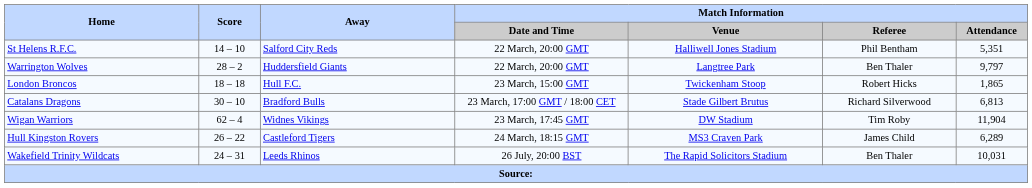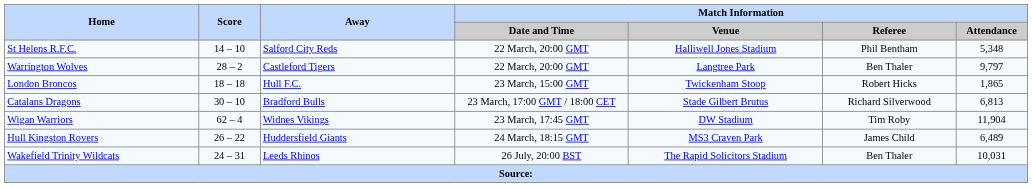(992, 49) 5,351 -> (992, 49) 5,348
(305, 66) Huddersfield Giants -> (299, 66) Castleford Tigers
(299, 138) Castleford Tigers -> (305, 138) Huddersfield Giants
(992, 138) 6,289 -> (992, 138) 6,489
